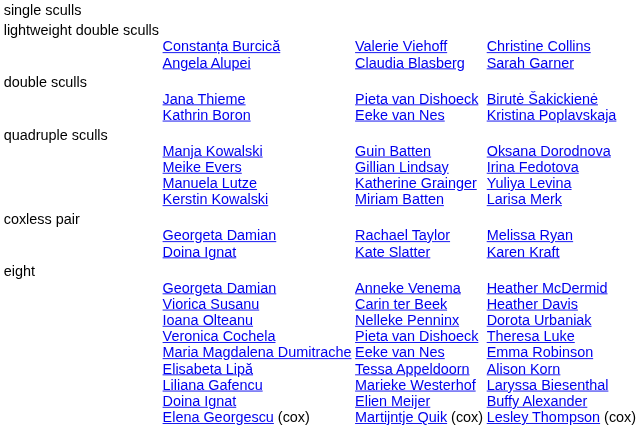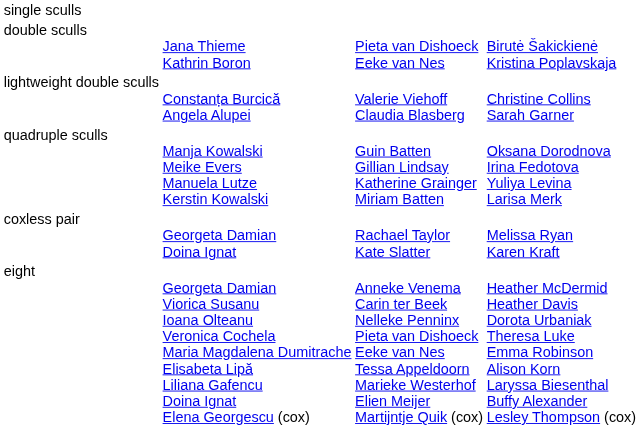rows swapped: (45, 82) <-> (81, 30)
